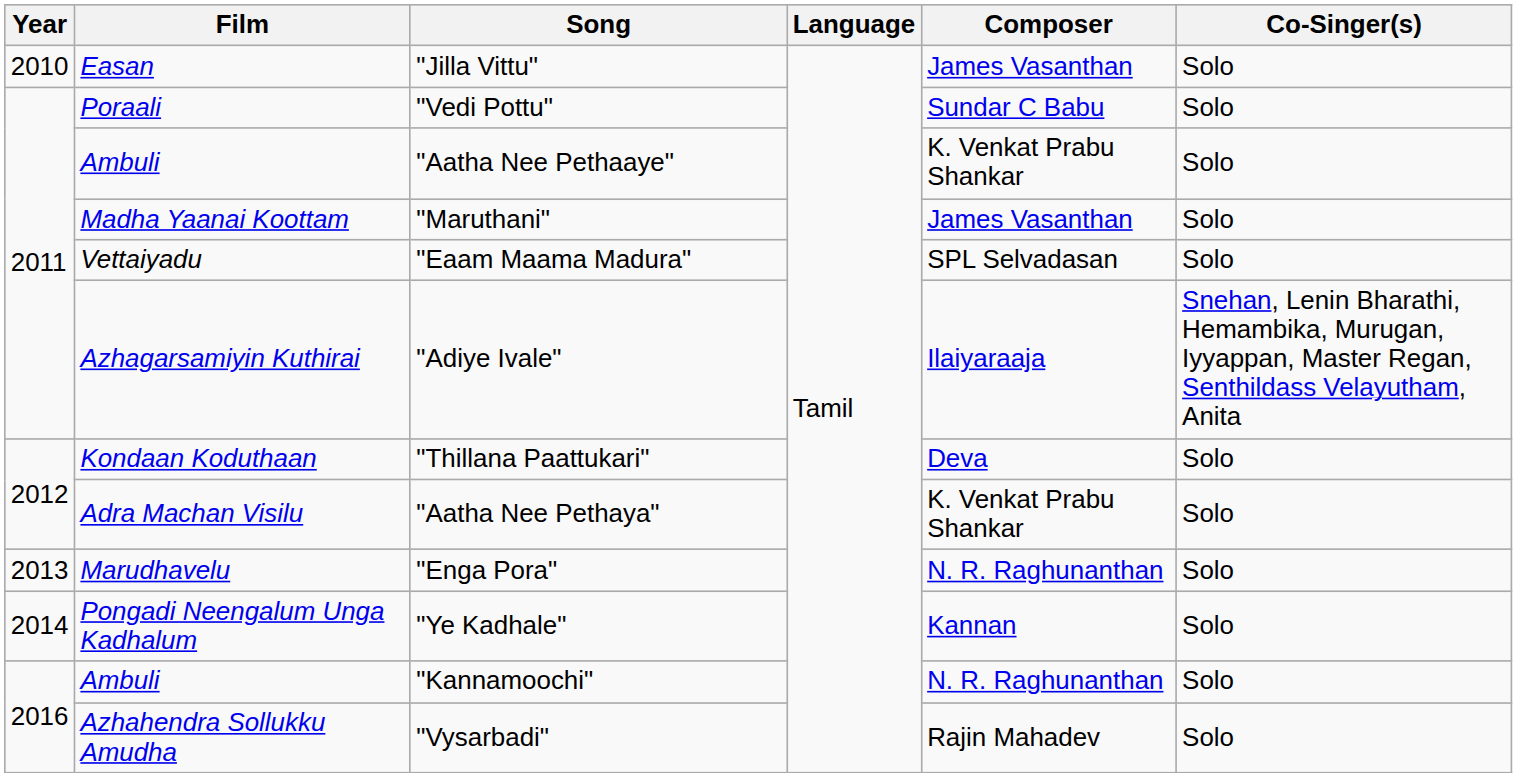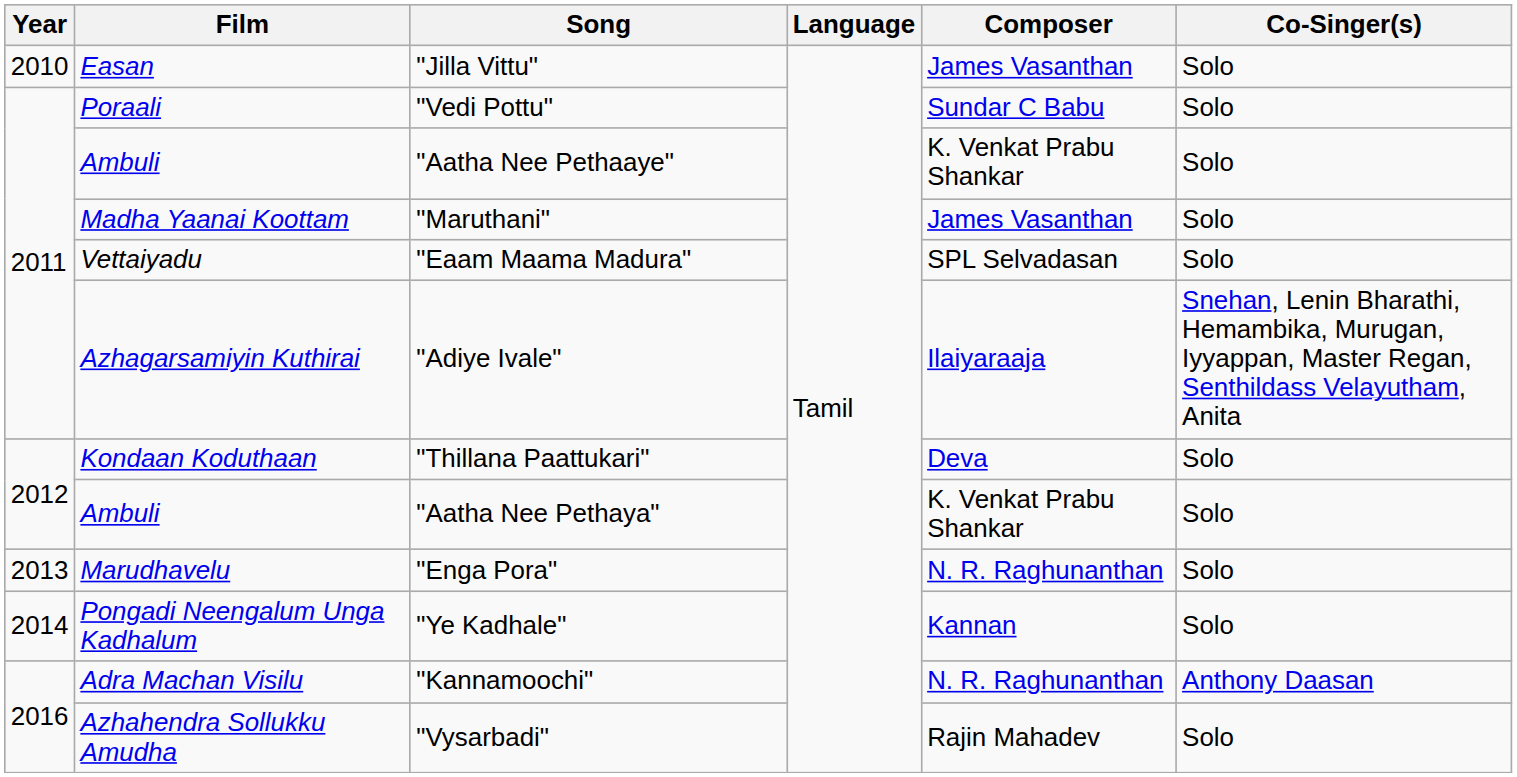(192, 514) Adra Machan Visilu -> (120, 514) Ambuli
(120, 681) Ambuli -> (192, 681) Adra Machan Visilu
(1208, 681) Solo -> (1278, 681) Anthony Daasan
